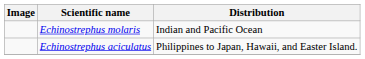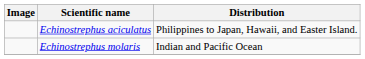rows swapped: (95, 46) <-> (90, 29)
